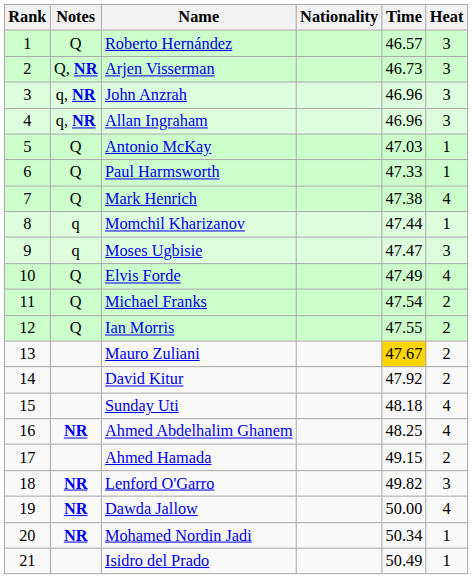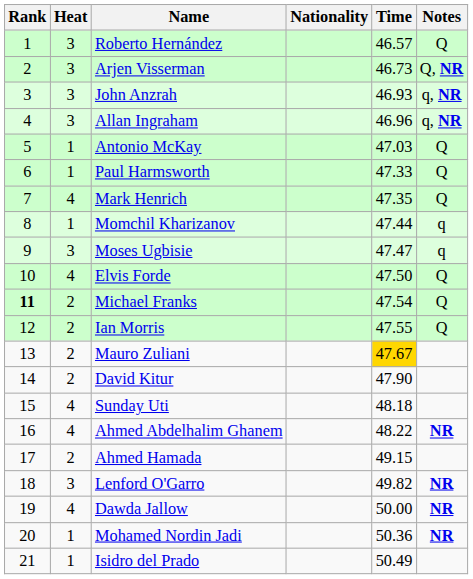columns swapped: (447, 17) <-> (76, 17)
(404, 95) 46.96 -> (394, 95) 46.93
(404, 198) 47.38 -> (394, 198) 47.35
(404, 276) 47.49 -> (394, 276) 47.50
(27, 302) normal -> (27, 302) bold
(404, 379) 47.92 -> (394, 379) 47.90
(404, 431) 48.25 -> (394, 431) 48.22
(404, 535) 50.34 -> (394, 535) 50.36
